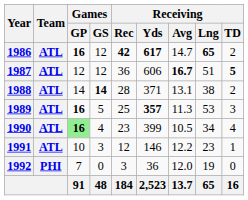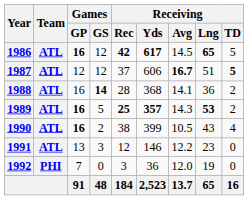(182, 52) 14.7 -> (182, 52) 14.5
(233, 52) 2 -> (233, 52) 5
(124, 71) 36 -> (124, 71) 37
(79, 90) 14 -> (79, 90) 16
(153, 90) 371 -> (153, 90) 368
(182, 90) 13.1 -> (182, 90) 14.1
(208, 90) 38 -> (208, 90) 36
(124, 109) normal -> (124, 109) bold
(182, 109) 11.3 -> (182, 109) 14.3
(208, 109) normal -> (208, 109) bold
(233, 109) 3 -> (233, 109) 2
(79, 128) lightgreen background -> (79, 128) no background
(101, 128) 4 -> (101, 128) 2
(124, 128) 23 -> (124, 128) 38
(208, 128) 34 -> (208, 128) 43
(79, 147) 10 -> (79, 147) 13
(233, 147) 1 -> (233, 147) 0
